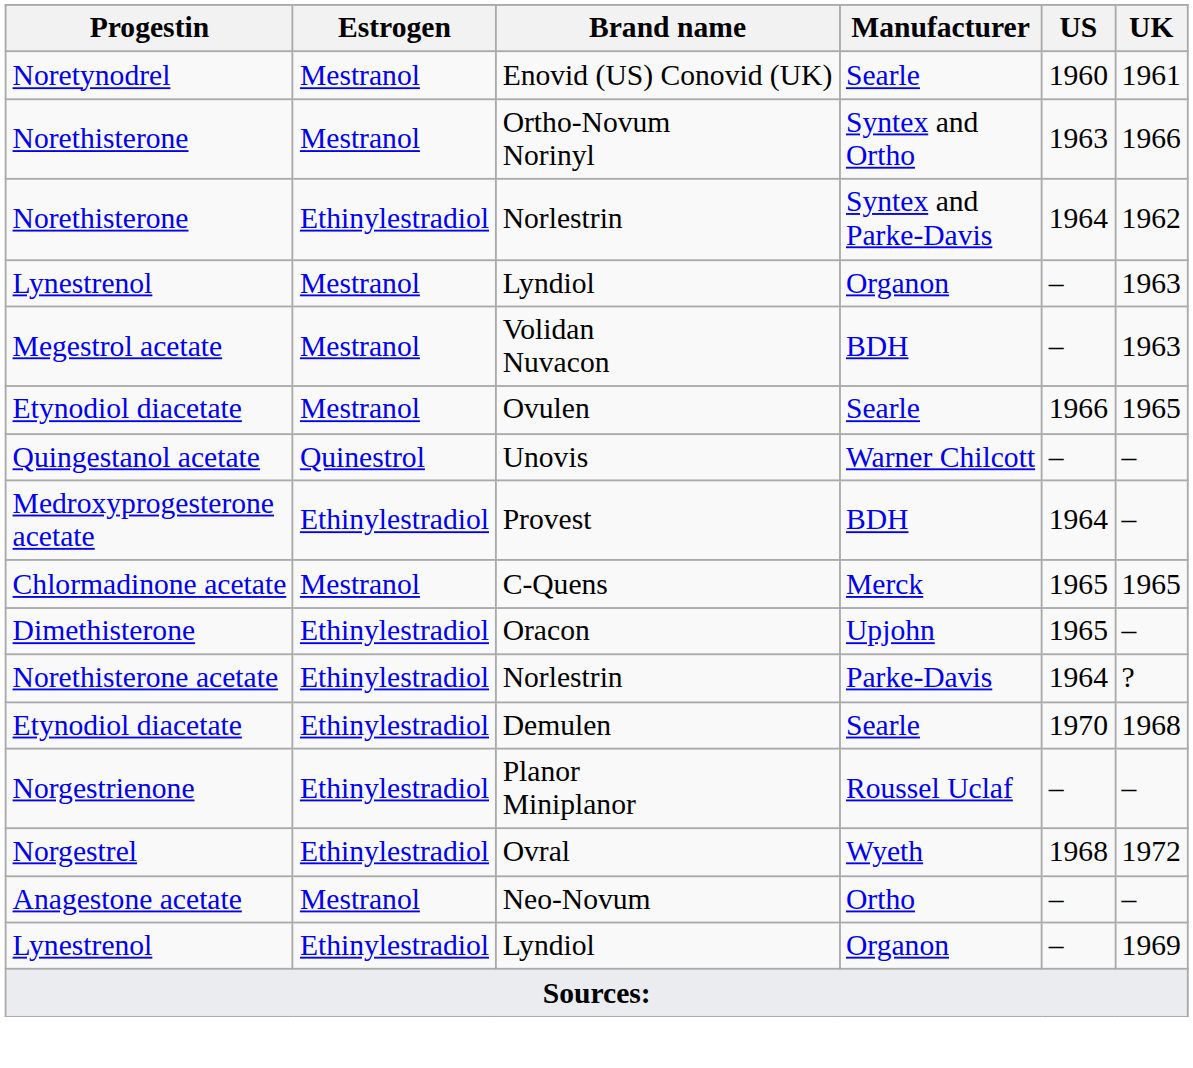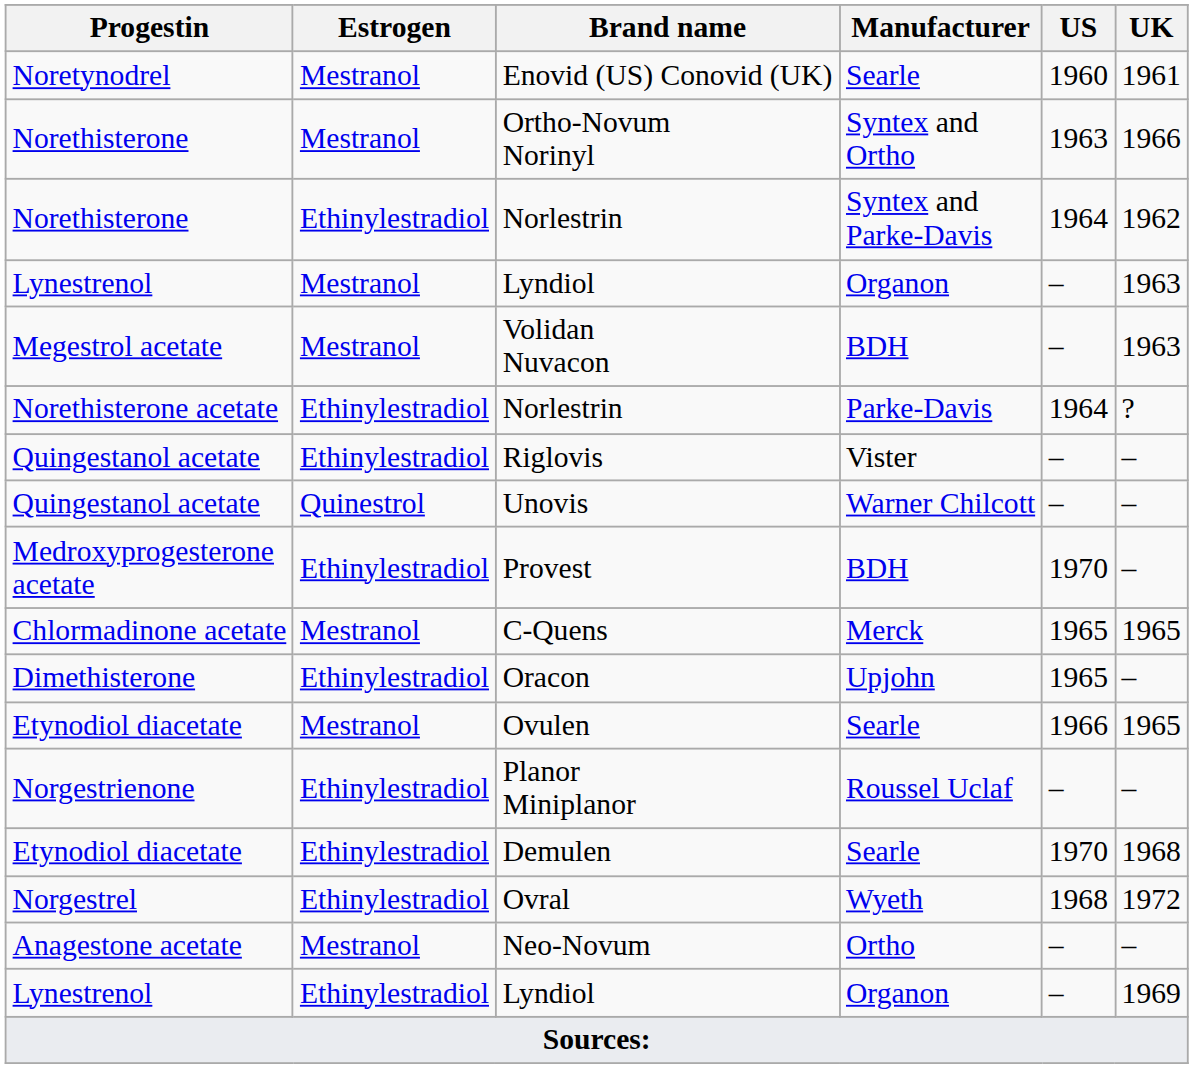rows swapped: (145, 677) <-> (127, 409)
+ row: (136, 456)
(1078, 520) 1964 -> (1078, 567) 1970
rows swapped: (127, 724) <-> (104, 788)
